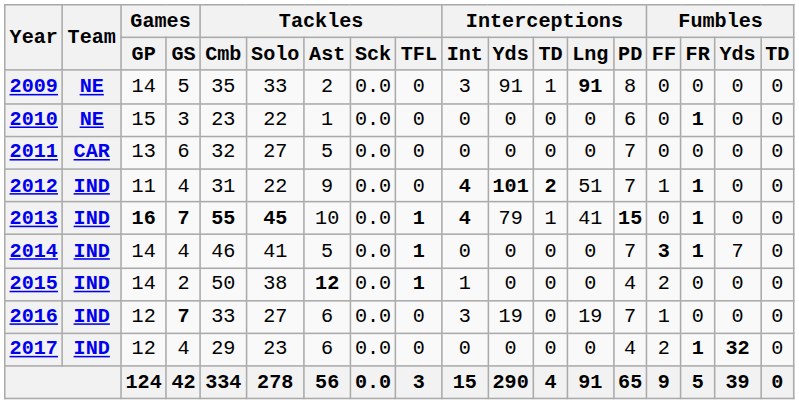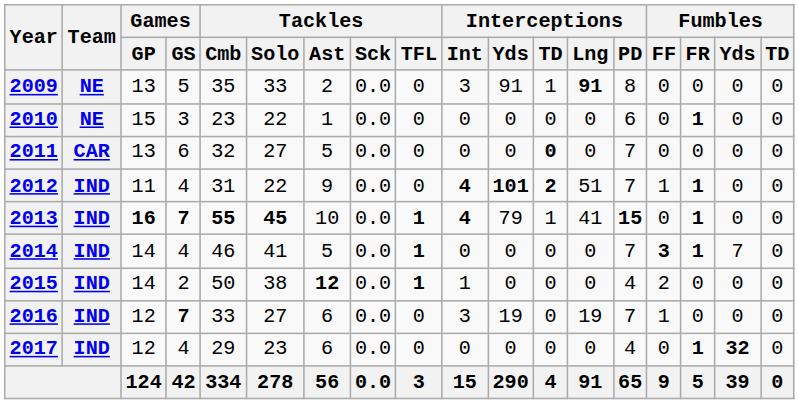(144, 87) 14 -> (144, 87) 13
(550, 153) normal -> (550, 153) bold
(664, 350) 2 -> (664, 350) 0
